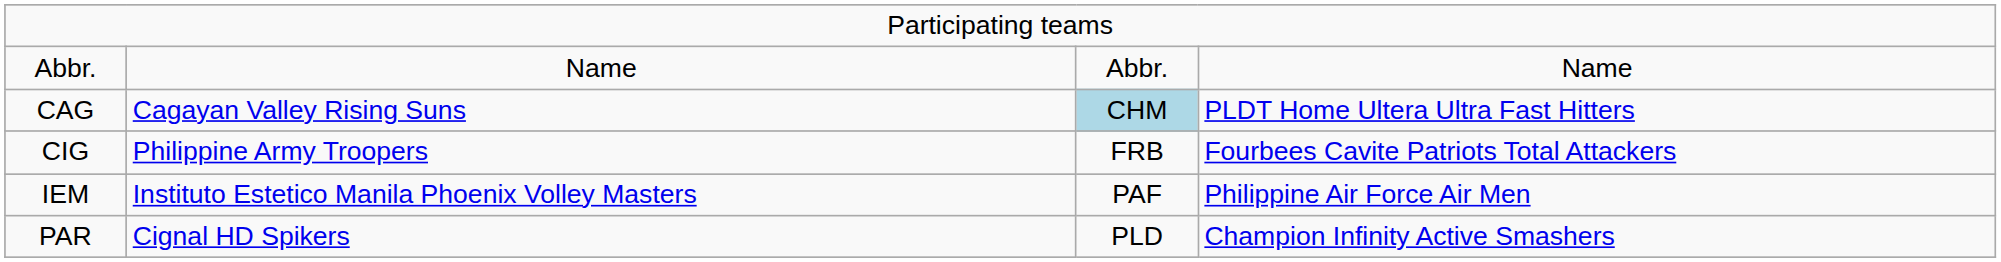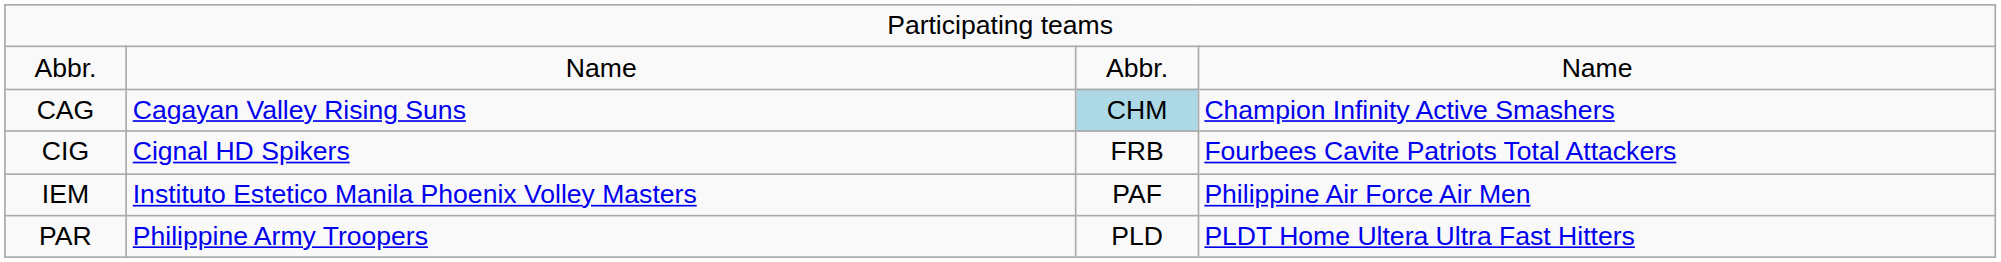(1420, 109) PLDT Home Ultera Ultra Fast Hitters -> (1410, 109) Champion Infinity Active Smashers
(280, 151) Philippine Army Troopers -> (241, 151) Cignal HD Spikers
(241, 236) Cignal HD Spikers -> (280, 236) Philippine Army Troopers
(1410, 236) Champion Infinity Active Smashers -> (1420, 236) PLDT Home Ultera Ultra Fast Hitters
